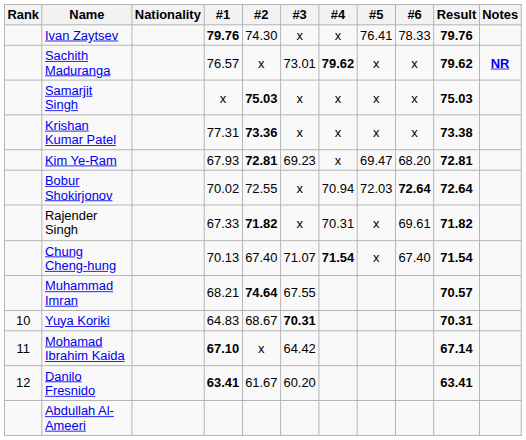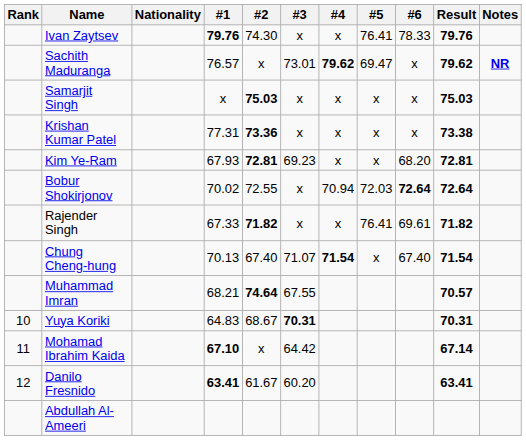(376, 63) x -> (376, 63) 69.47
(376, 160) 69.47 -> (376, 160) x
(338, 223) 70.31 -> (338, 223) x
(376, 223) x -> (376, 223) 76.41
